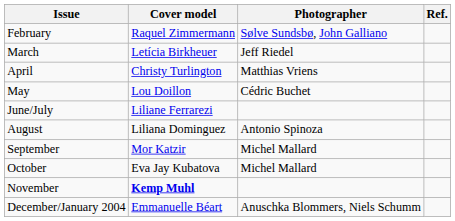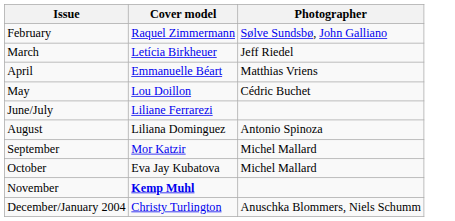- column: (437, 14)
(176, 71) Christy Turlington -> (177, 71) Emmanuelle Béart
(177, 206) Emmanuelle Béart -> (176, 206) Christy Turlington
